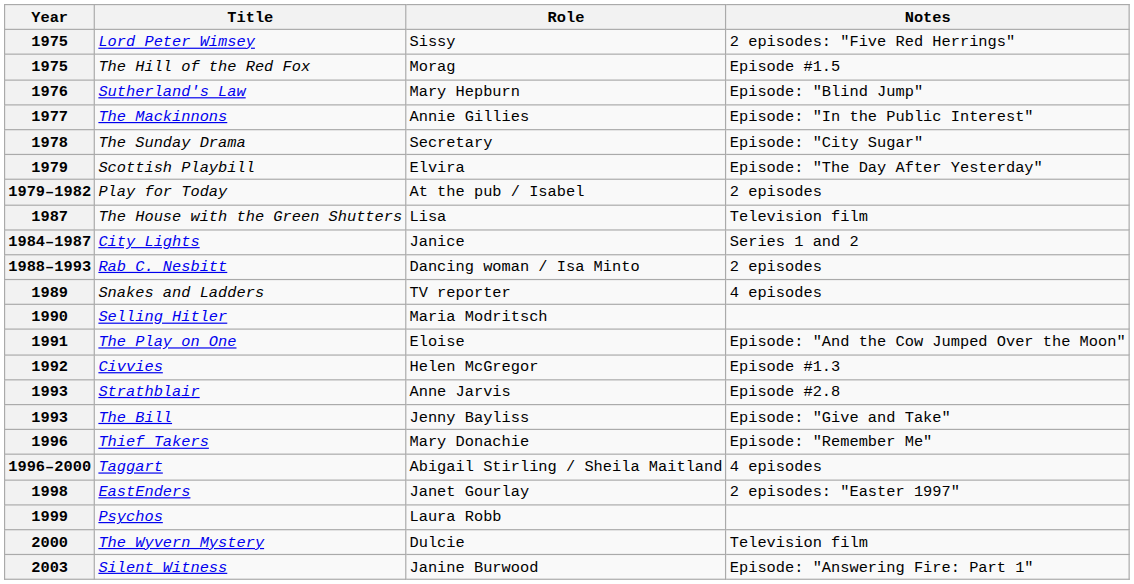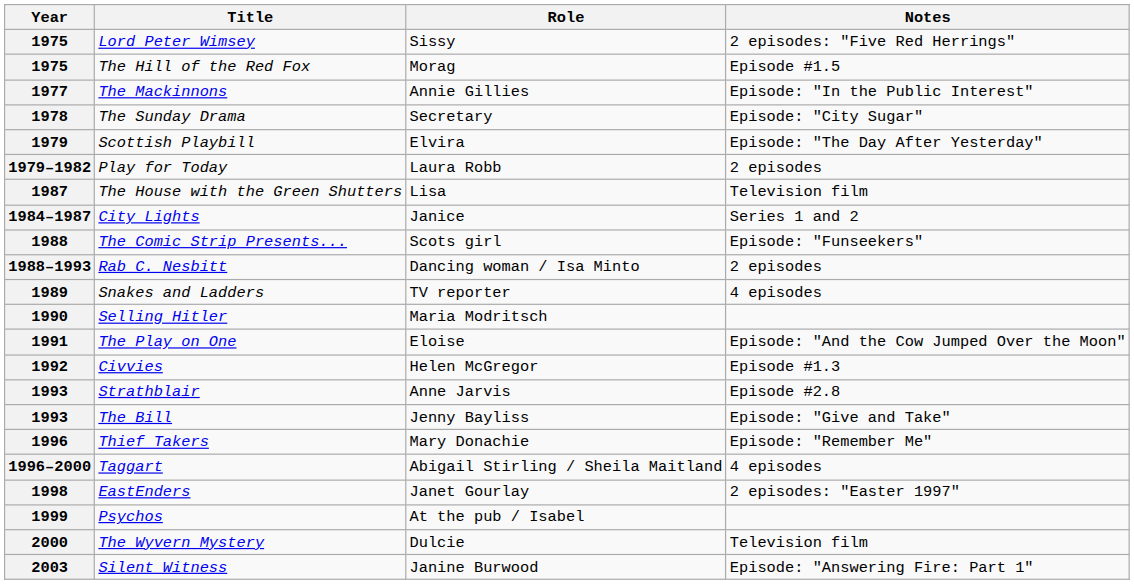- row: (172, 92)
(497, 192) At the pub / Isabel -> (456, 167) Laura Robb
+ row: (223, 242)
(456, 517) Laura Robb -> (497, 517) At the pub / Isabel
